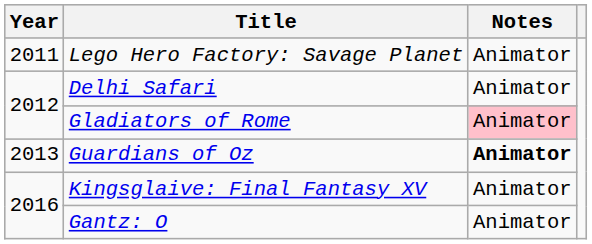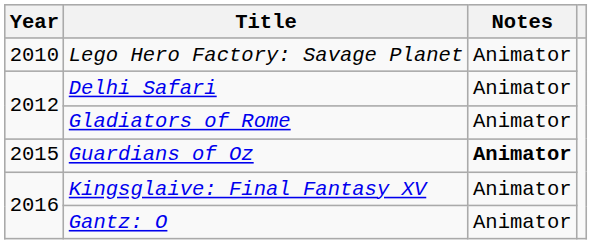(34, 55) 2011 -> (34, 55) 2010
(522, 122) pink background -> (522, 122) no background
(34, 155) 2013 -> (34, 155) 2015
